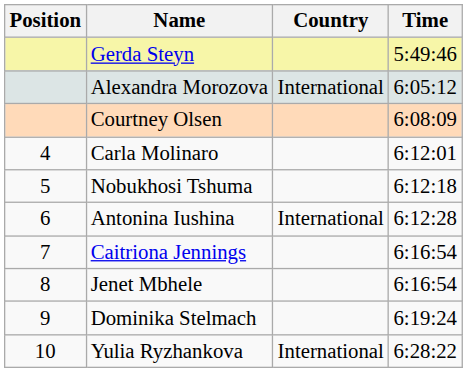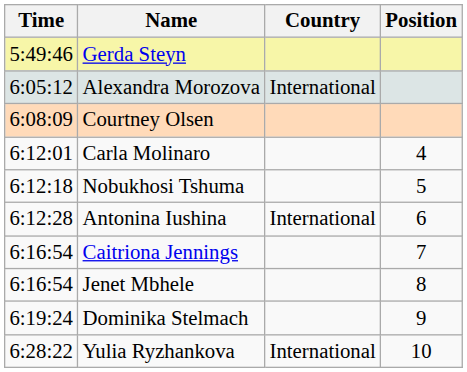columns swapped: (45, 20) <-> (425, 20)
